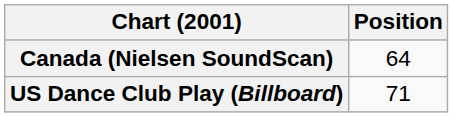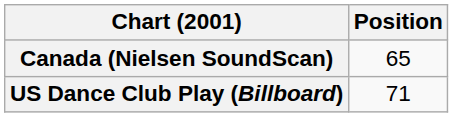(398, 58) 64 -> (398, 58) 65
